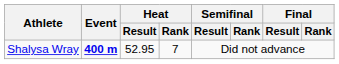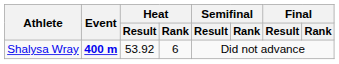(140, 50) 52.95 -> (140, 50) 53.92
(175, 50) 7 -> (175, 50) 6
